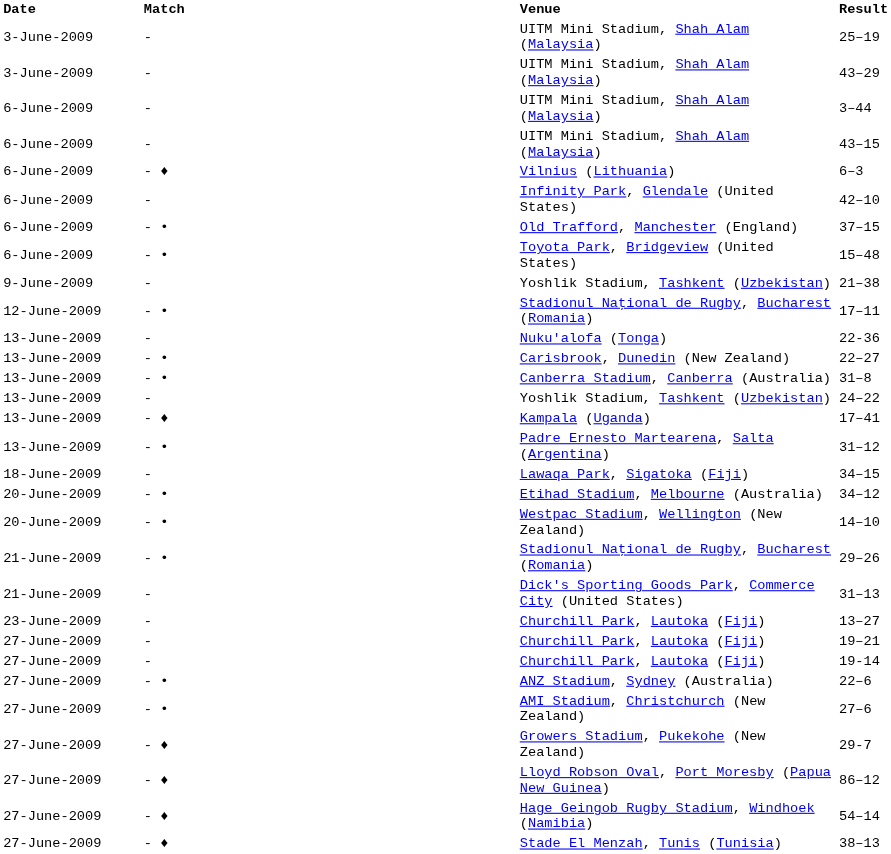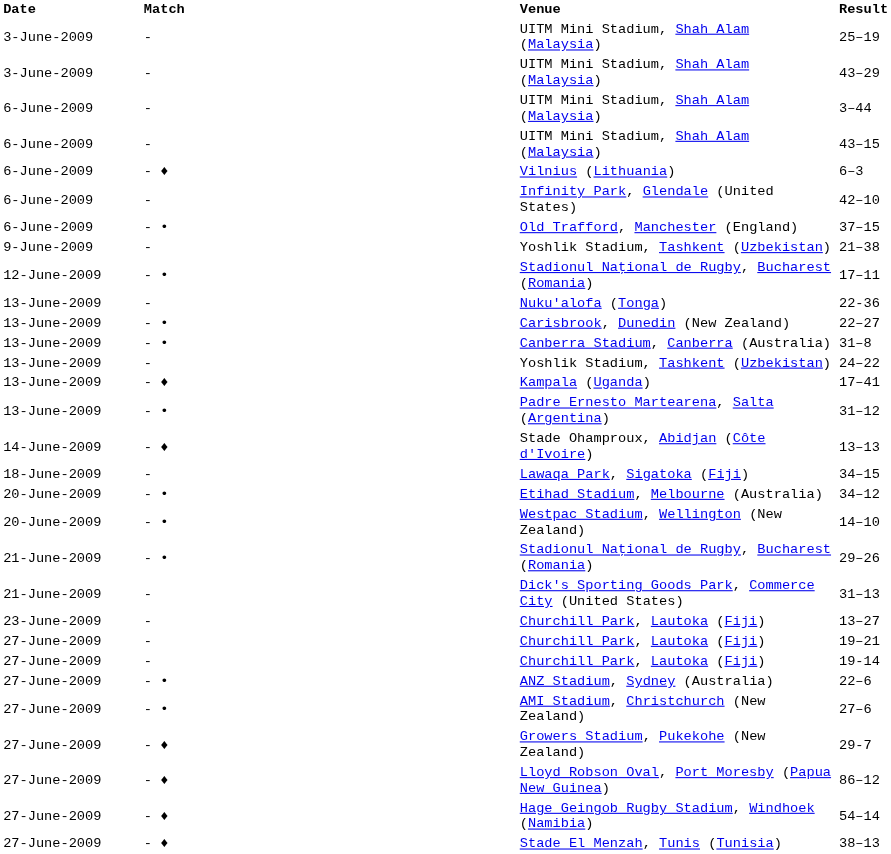- row: (48, 255)
+ row: (52, 446)
